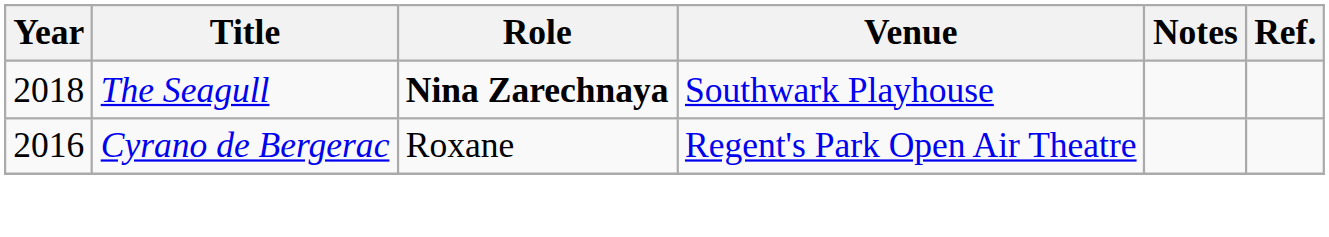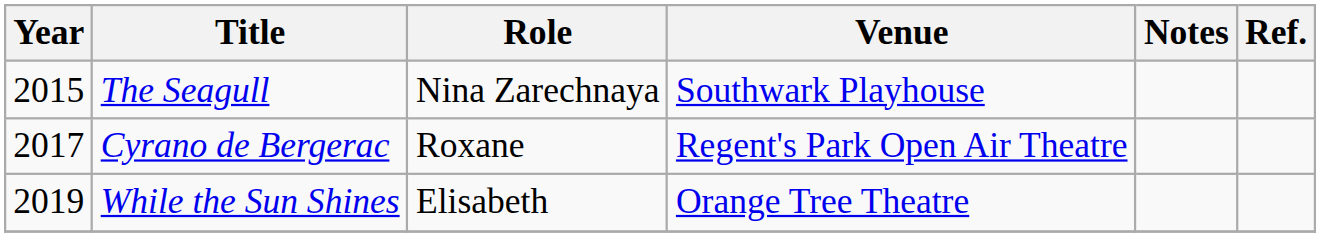(49, 88) 2018 -> (49, 88) 2015
(537, 88) bold -> (538, 88) normal
(49, 145) 2016 -> (49, 145) 2017
+ row: (250, 201)
